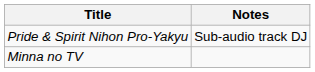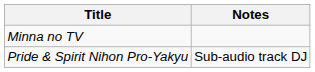rows swapped: (45, 57) <-> (98, 36)
